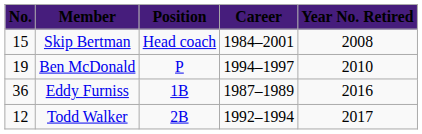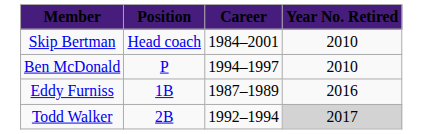- column: (20, 16)
(357, 41) 2008 -> (342, 41) 2010
(357, 116) no background -> (342, 116) lightgrey background
